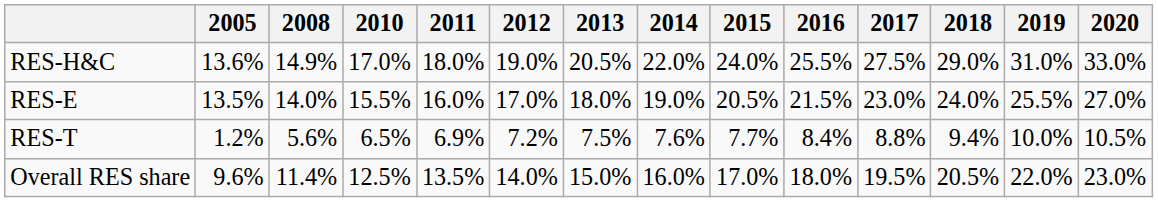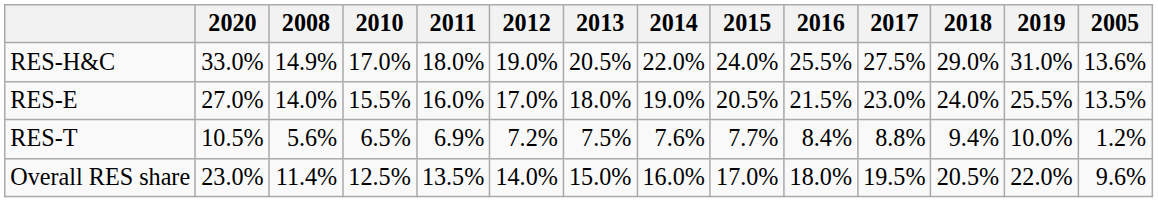columns swapped: (232, 23) <-> (1115, 23)
